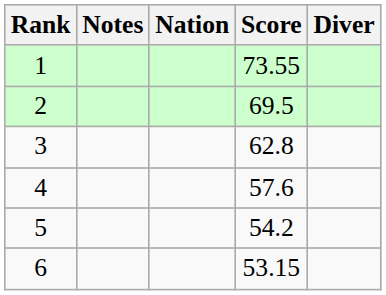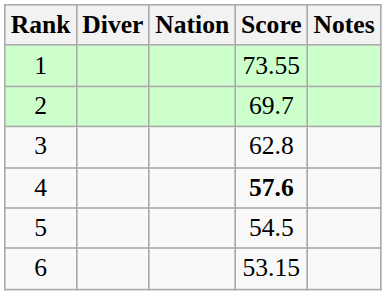columns swapped: (344, 24) <-> (113, 24)
(271, 106) 69.5 -> (271, 106) 69.7
(271, 187) normal -> (271, 187) bold
(271, 227) 54.2 -> (271, 227) 54.5
